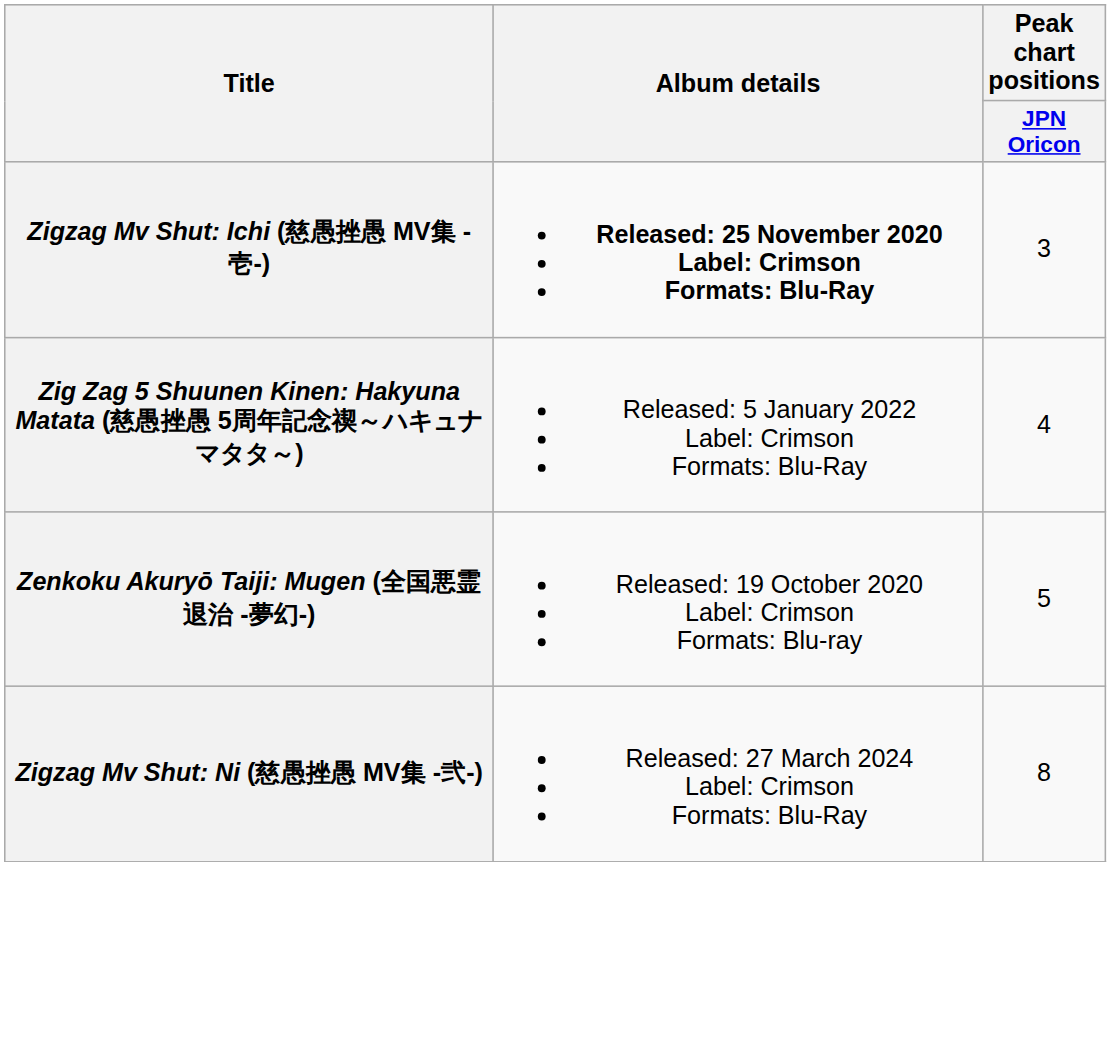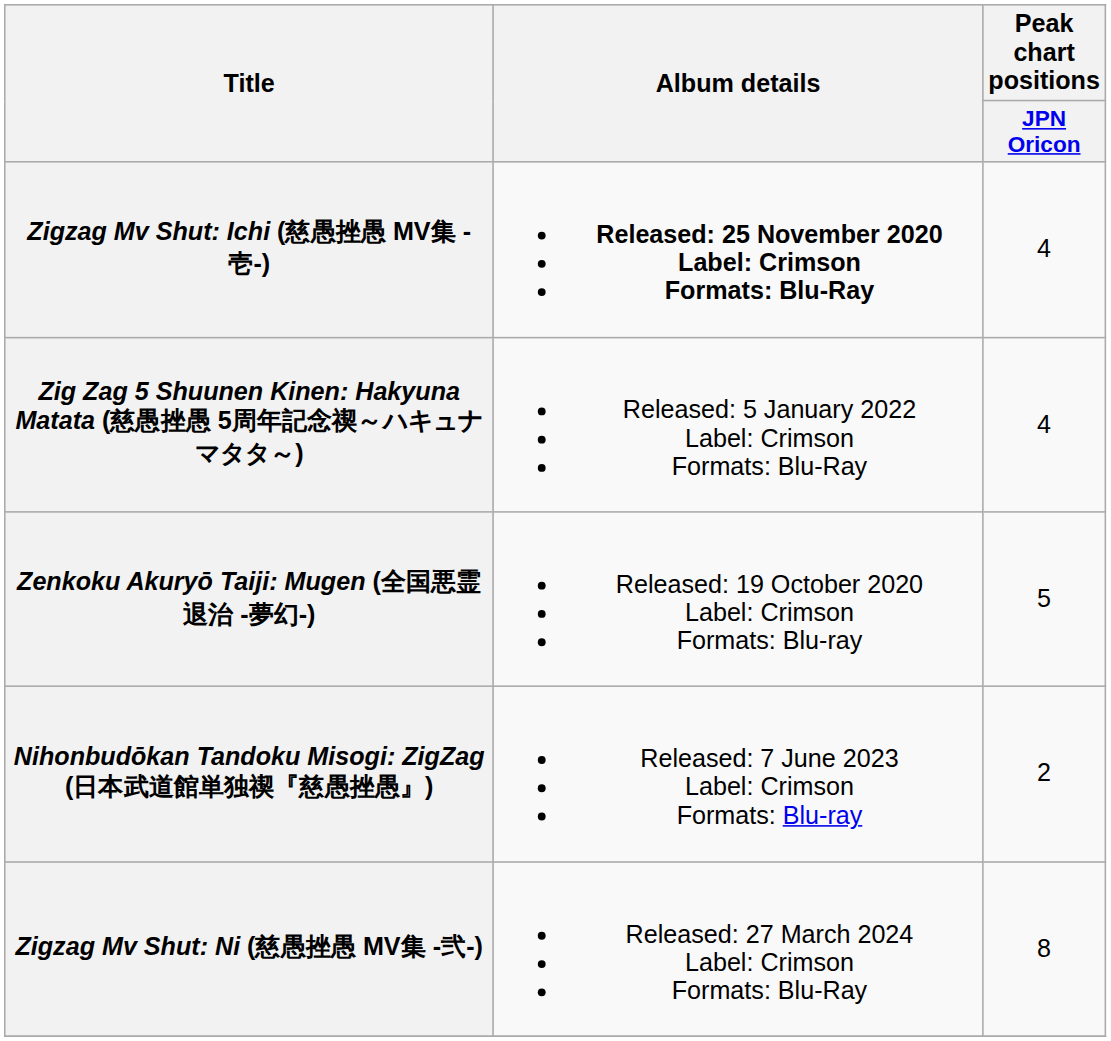(1044, 249) 3 -> (1044, 249) 4
+ row: (249, 772)
